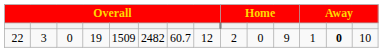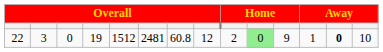(124, 38) 1509 -> (124, 38) 1512
(153, 38) 2482 -> (153, 38) 2481
(180, 38) 60.7 -> (180, 38) 60.8
(260, 38) no background -> (260, 38) lightgreen background
